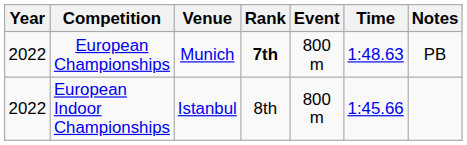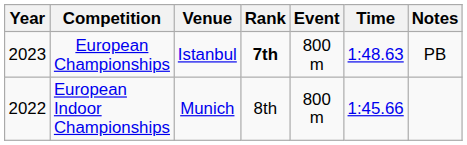(27, 54) 2022 -> (27, 54) 2023
(207, 54) Munich -> (207, 54) Istanbul
(207, 109) Istanbul -> (207, 109) Munich
